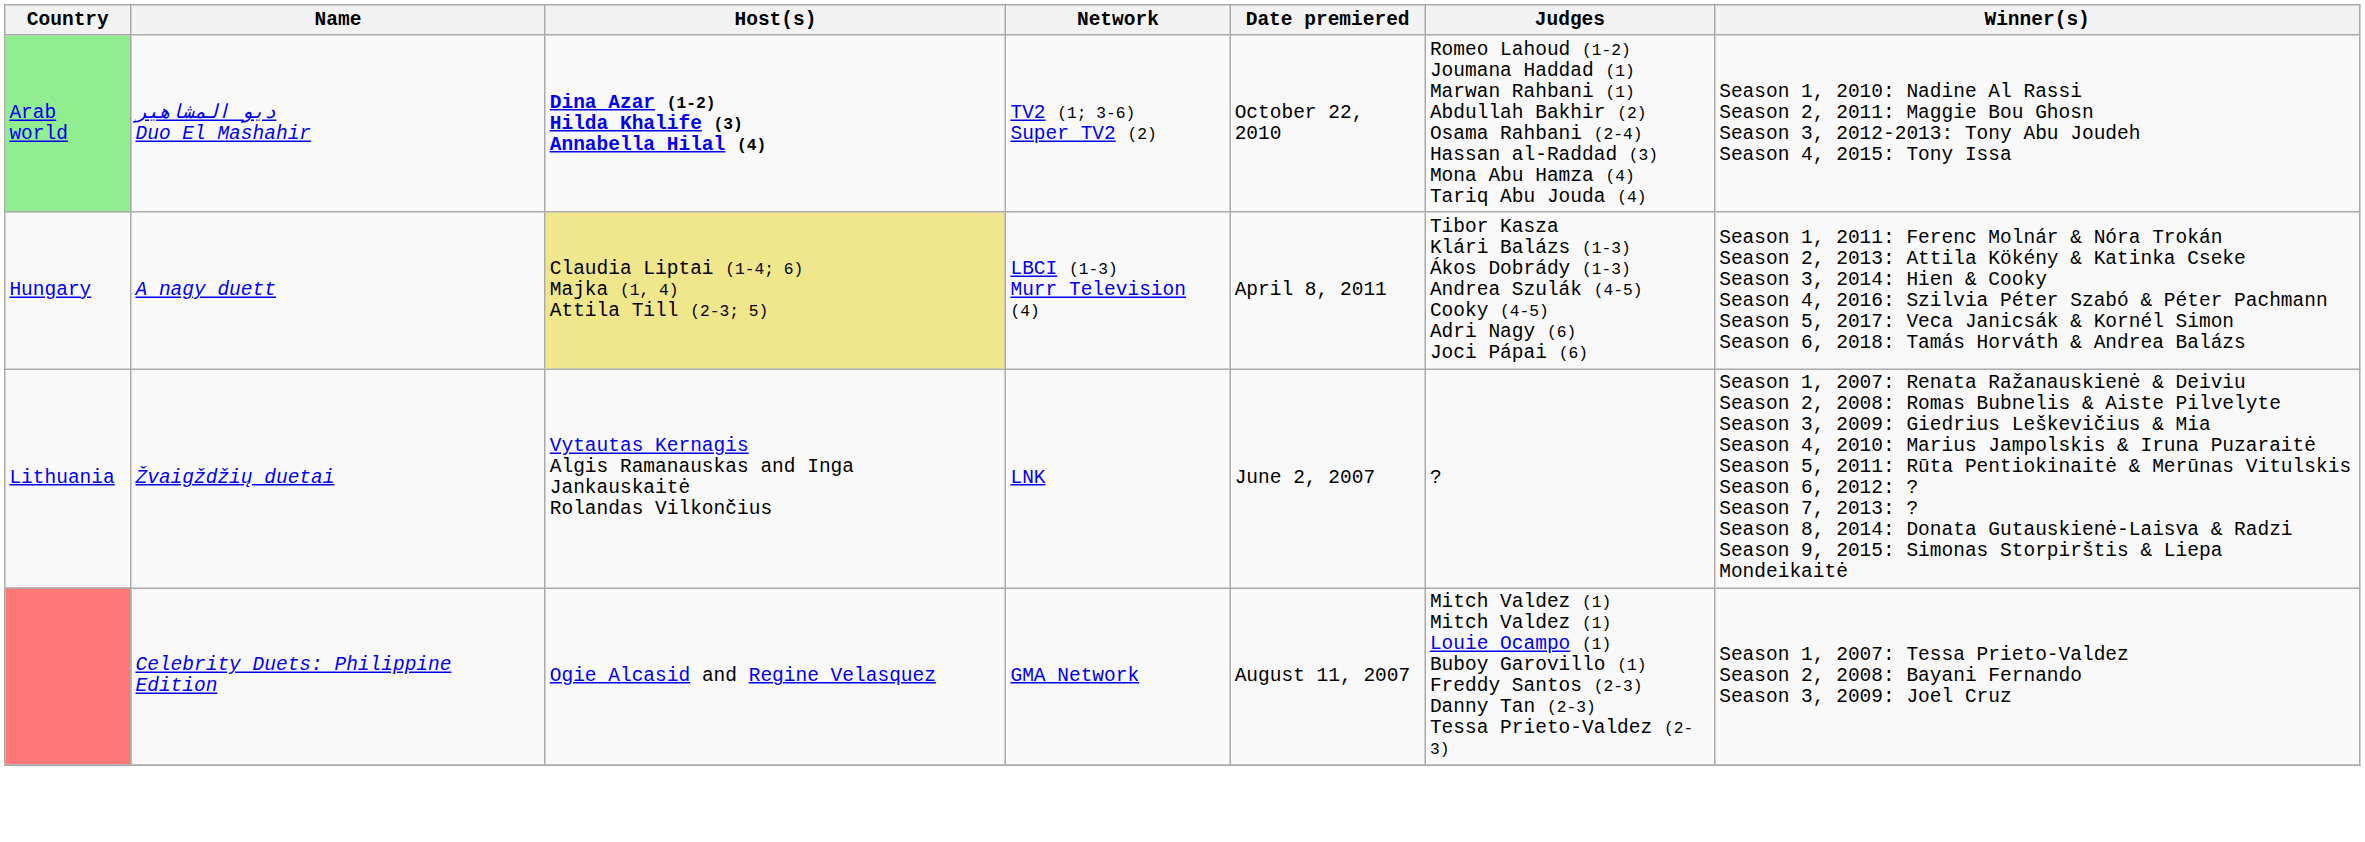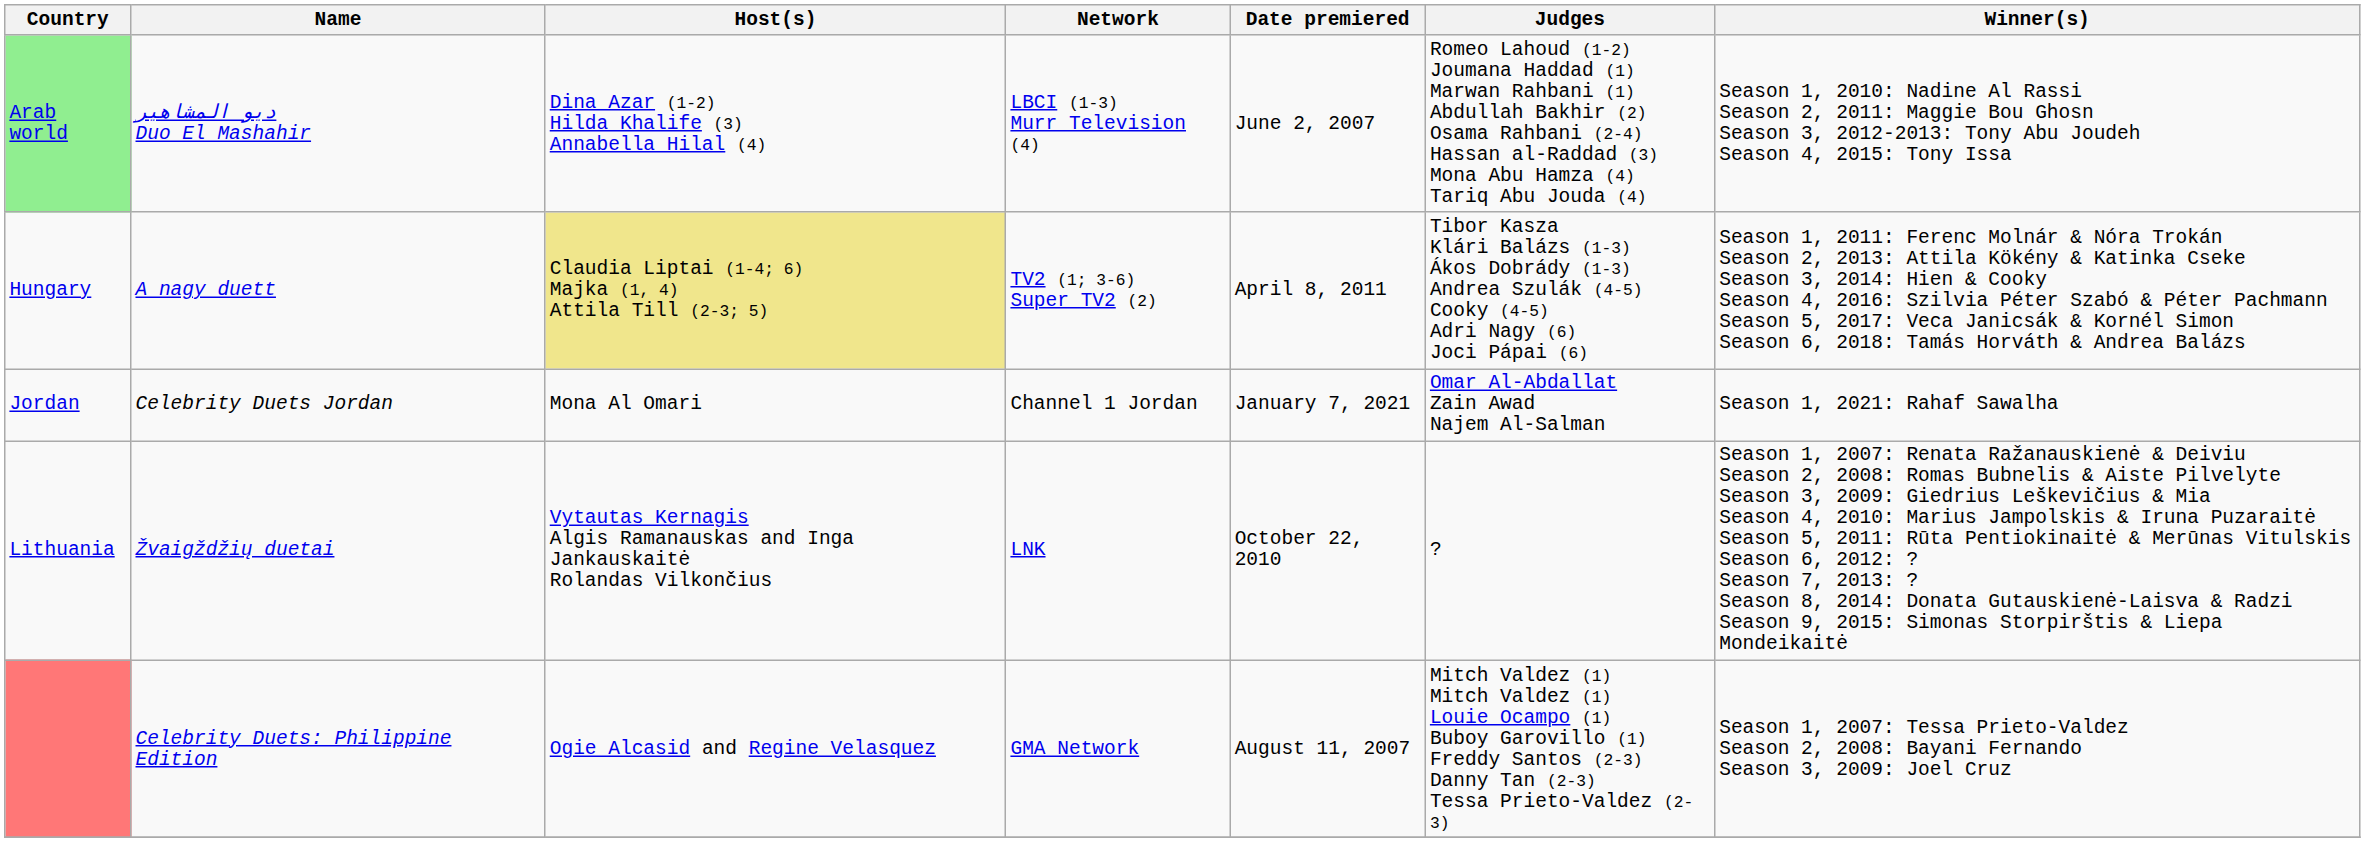(658, 123) bold -> (658, 123) normal
(1084, 123) TV2 (1; 3-6) Super TV2 (2) -> (1098, 122) LBCI (1-3) Murr Television (4)
(1299, 123) October 22, 2010 -> (1305, 123) June 2, 2007
(1098, 289) LBCI (1-3) Murr Television (4) -> (1084, 290) TV2 (1; 3-6) Super TV2 (2)
+ row: (44, 404)
(1305, 477) June 2, 2007 -> (1299, 550) October 22, 2010
